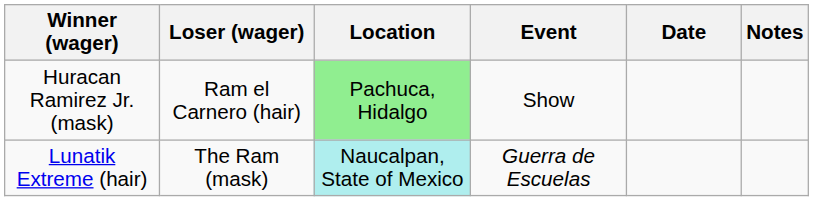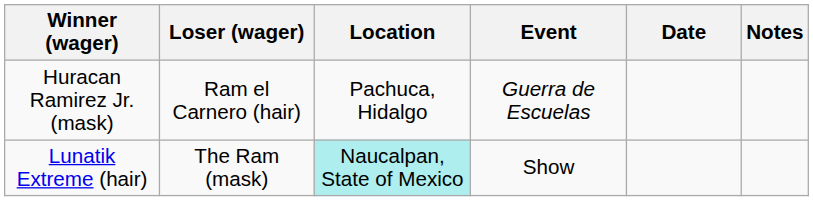(392, 100) lightgreen background -> (392, 100) no background
(549, 100) Show -> (549, 100) Guerra de Escuelas
(549, 167) Guerra de Escuelas -> (549, 167) Show
